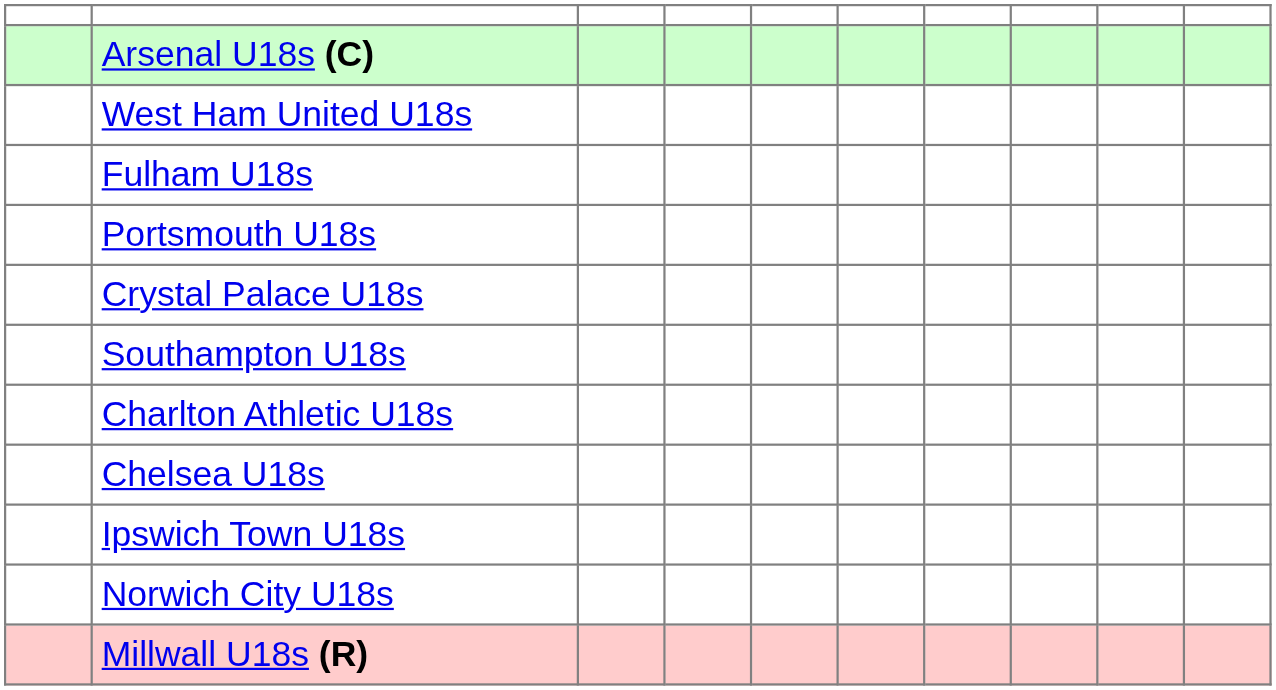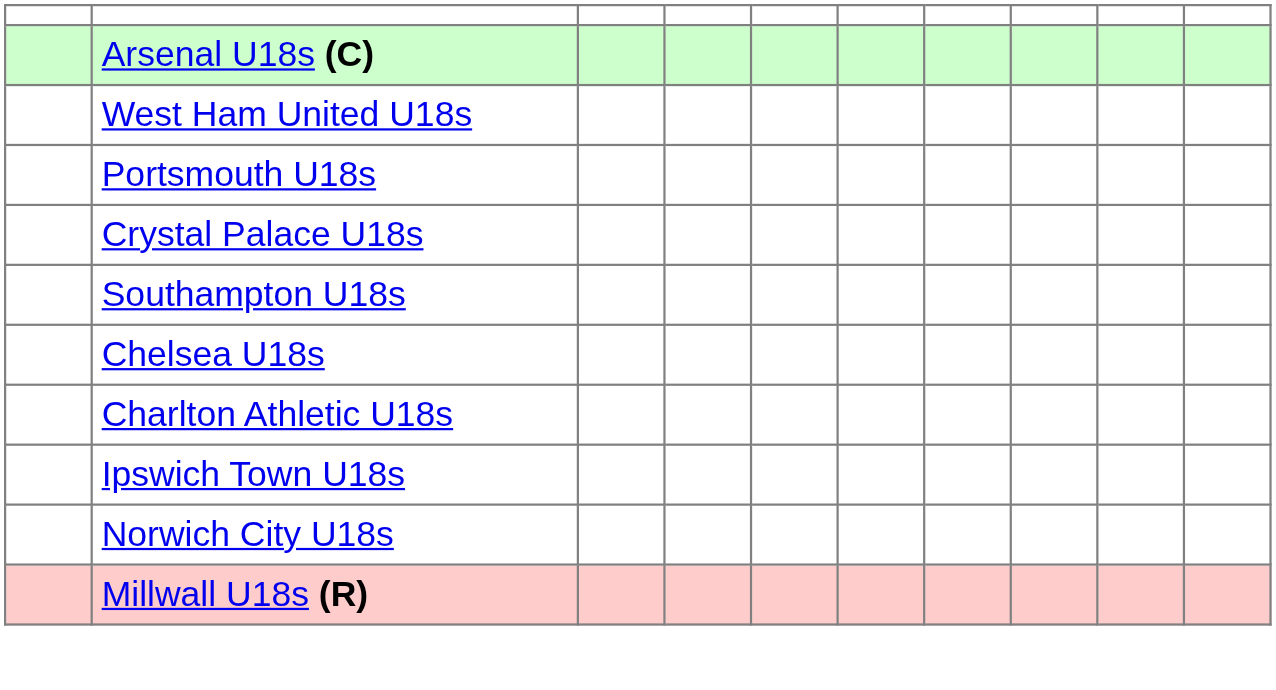- row: (207, 174)
rows swapped: (213, 474) <-> (277, 414)
